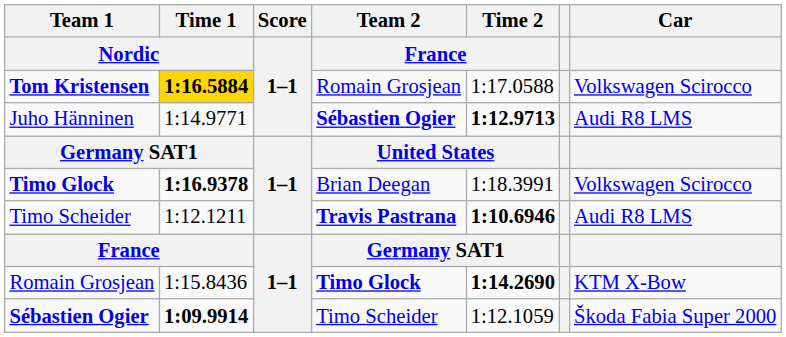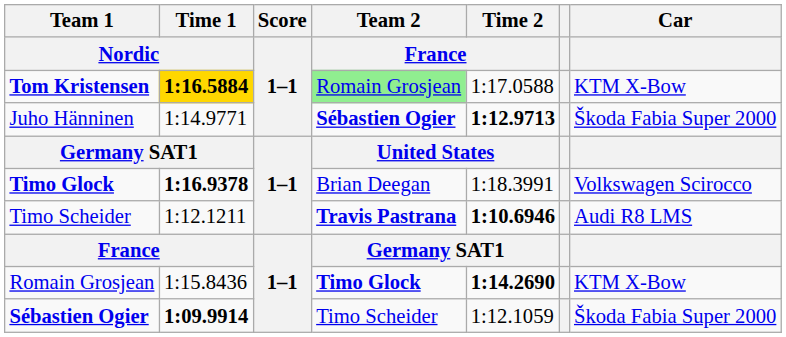(389, 86) no background -> (389, 86) lightgreen background
(663, 86) Volkswagen Scirocco -> (630, 86) KTM X-Bow
(633, 119) Audi R8 LMS -> (675, 119) Škoda Fabia Super 2000
